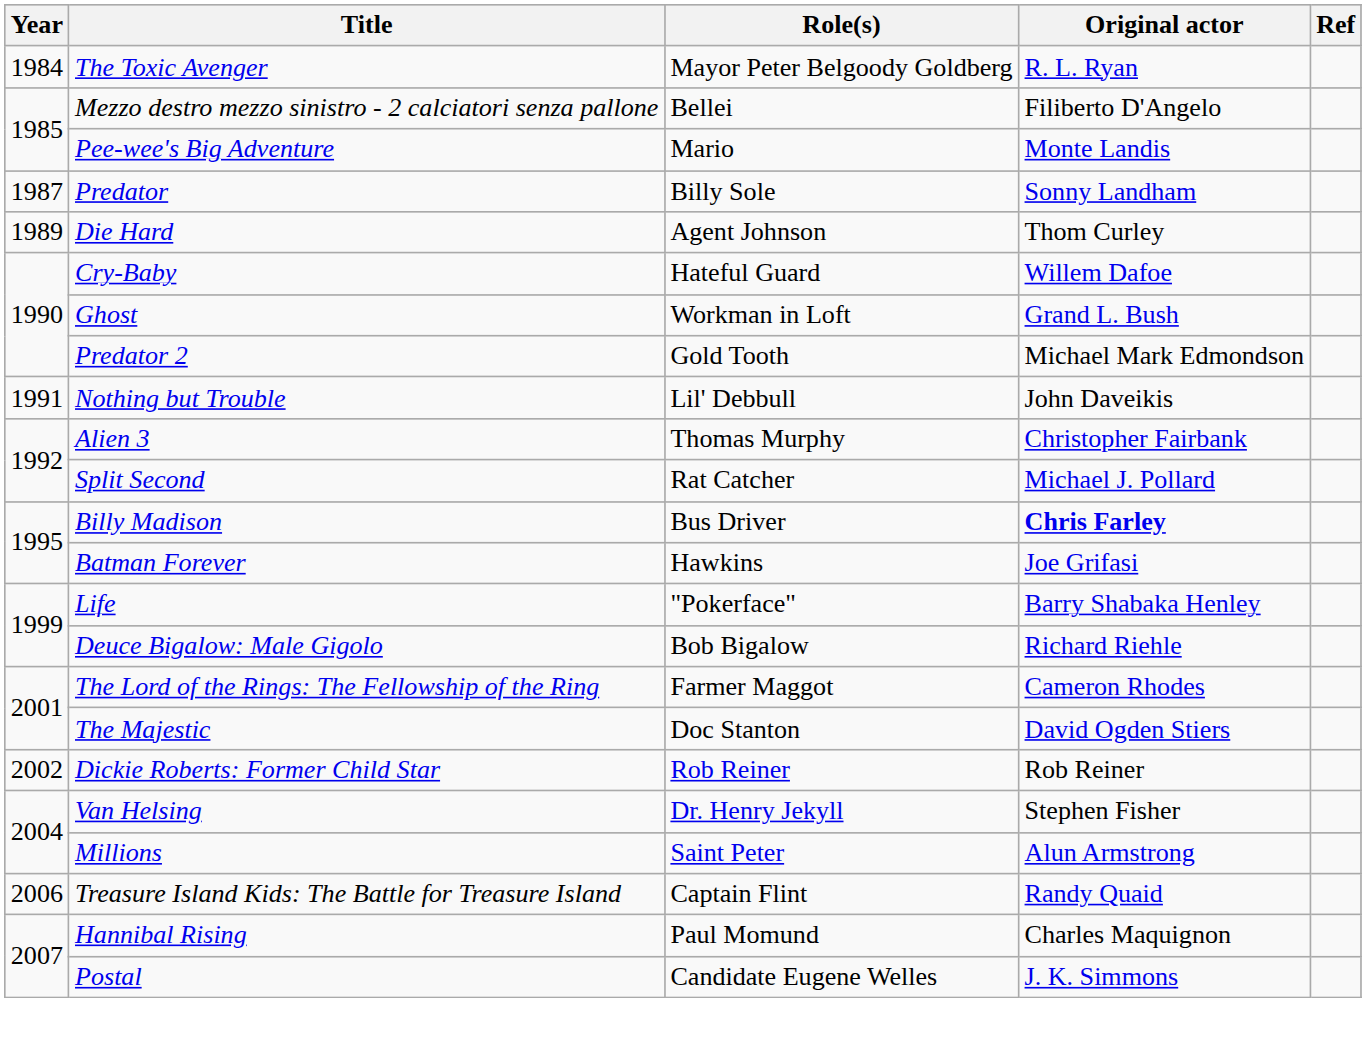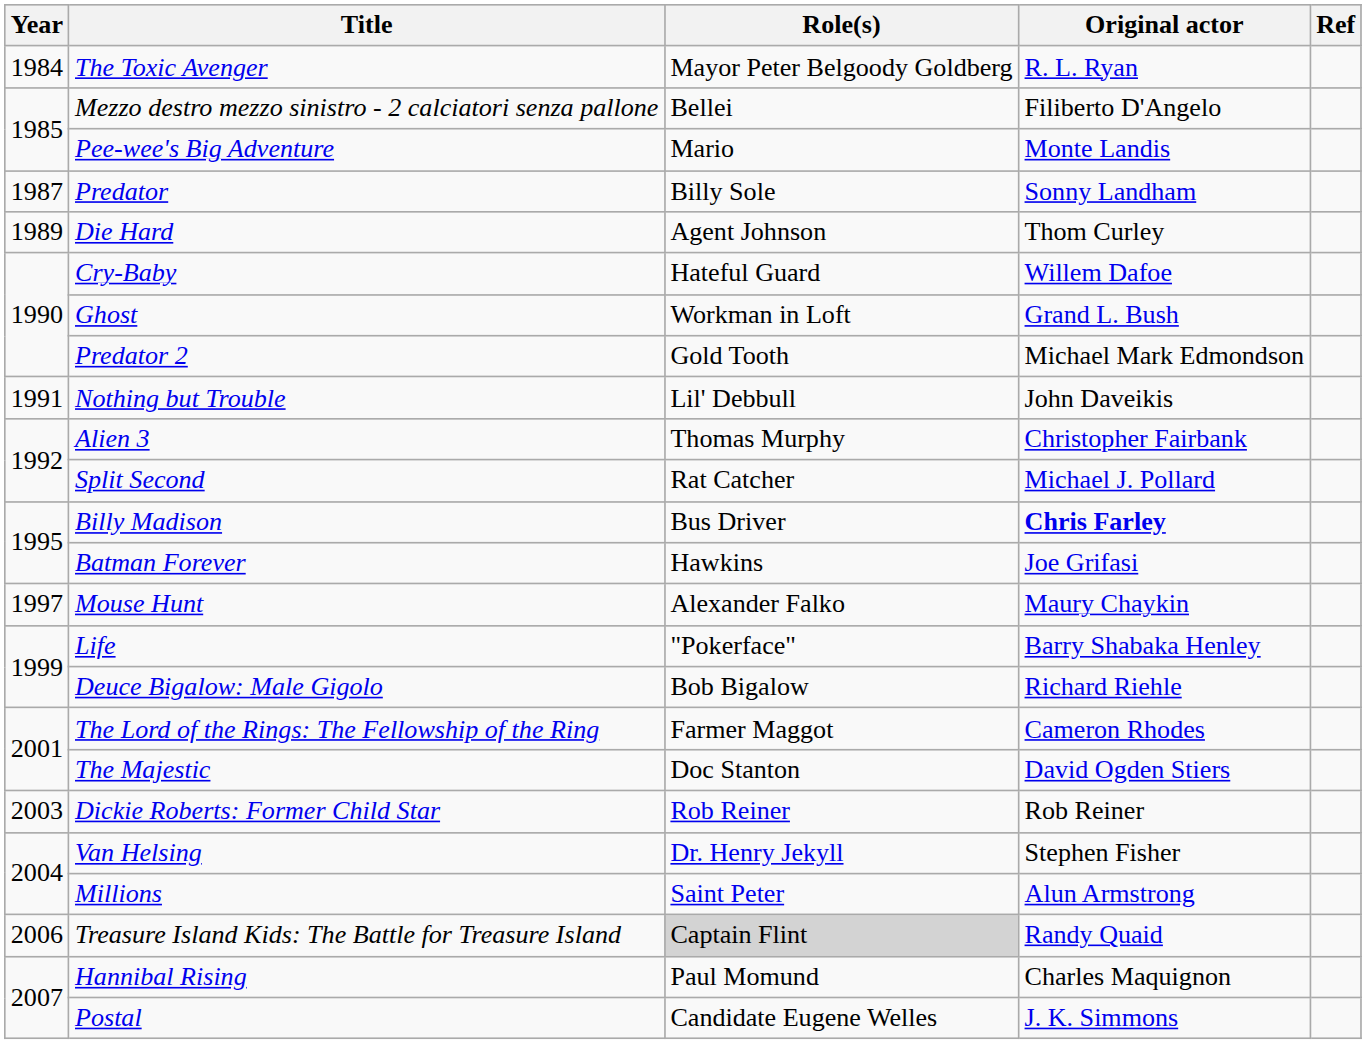+ row: (139, 604)
(37, 769) 2002 -> (37, 811) 2003
(739, 893) no background -> (739, 935) lightgrey background
